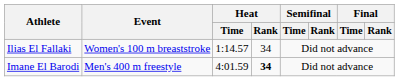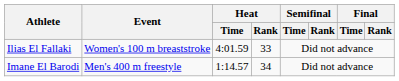(232, 49) 1:14.57 -> (232, 49) 4:01.59
(266, 49) 34 -> (266, 49) 33
(232, 67) 4:01.59 -> (232, 67) 1:14.57
(266, 67) bold -> (266, 67) normal
